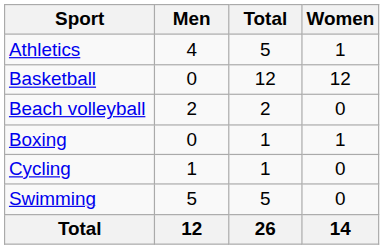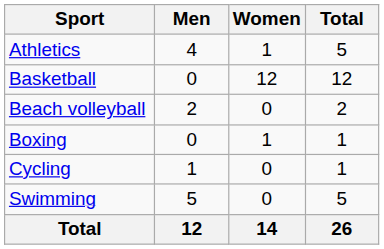columns swapped: (340, 19) <-> (265, 19)
